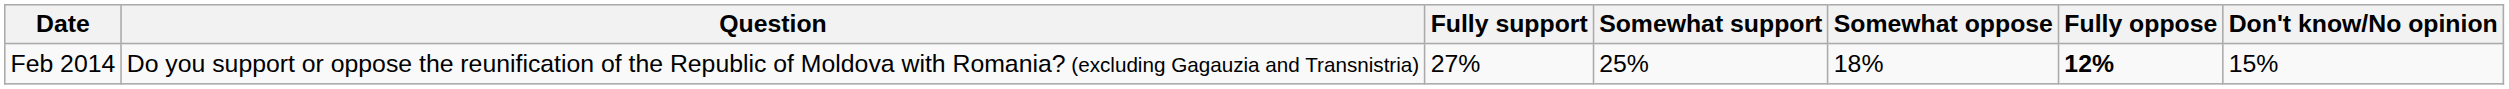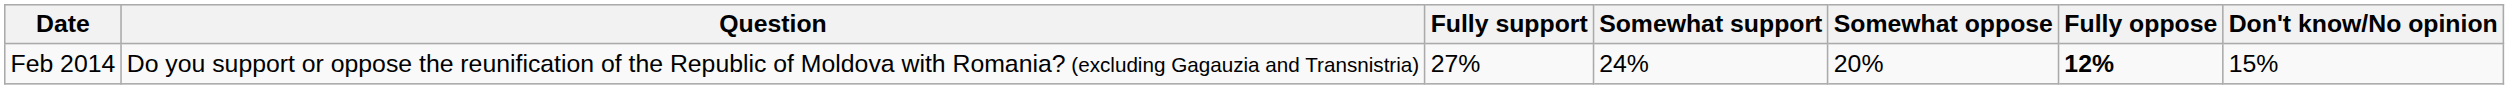(1624, 63) 25% -> (1624, 63) 24%
(1859, 63) 18% -> (1859, 63) 20%
